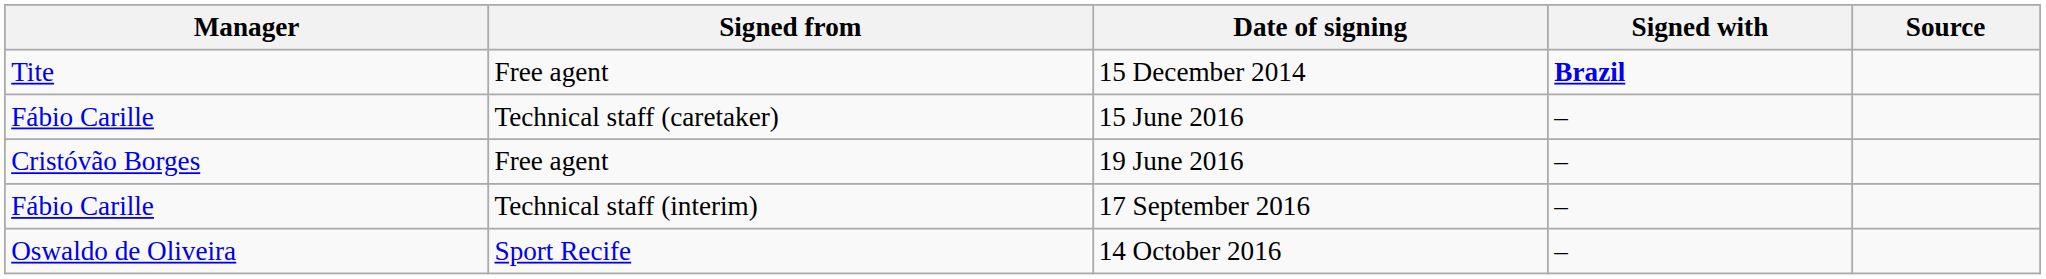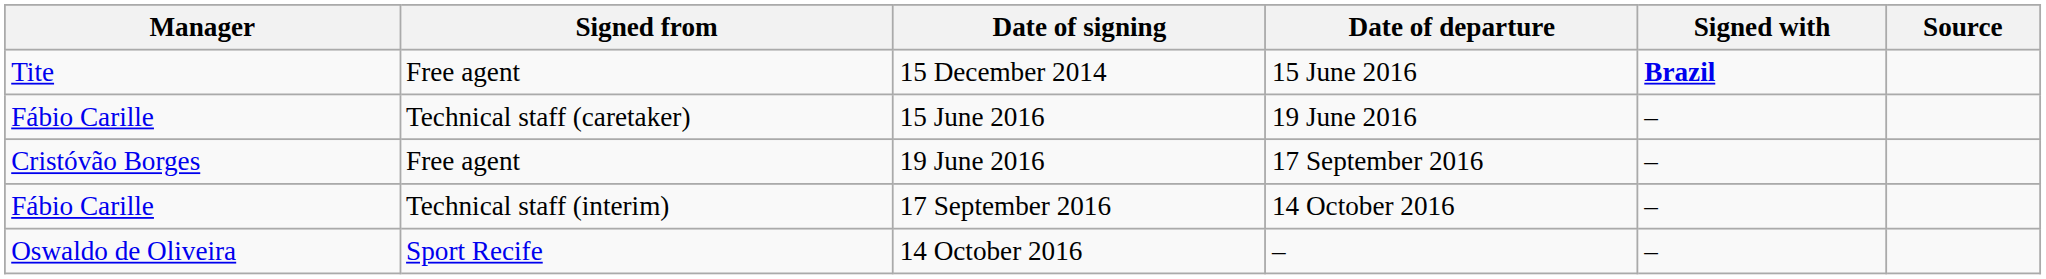+ column: (1452, 27)
